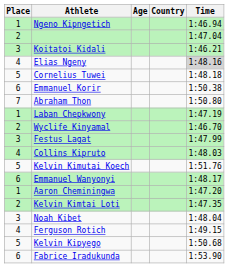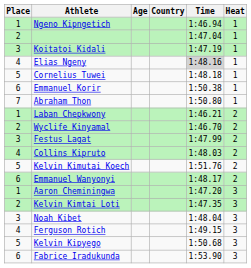+ column: (235, 11)
(205, 50) 1:46.21 -> (205, 50) 1:47.19
(205, 114) 1:47.19 -> (205, 114) 1:46.21
